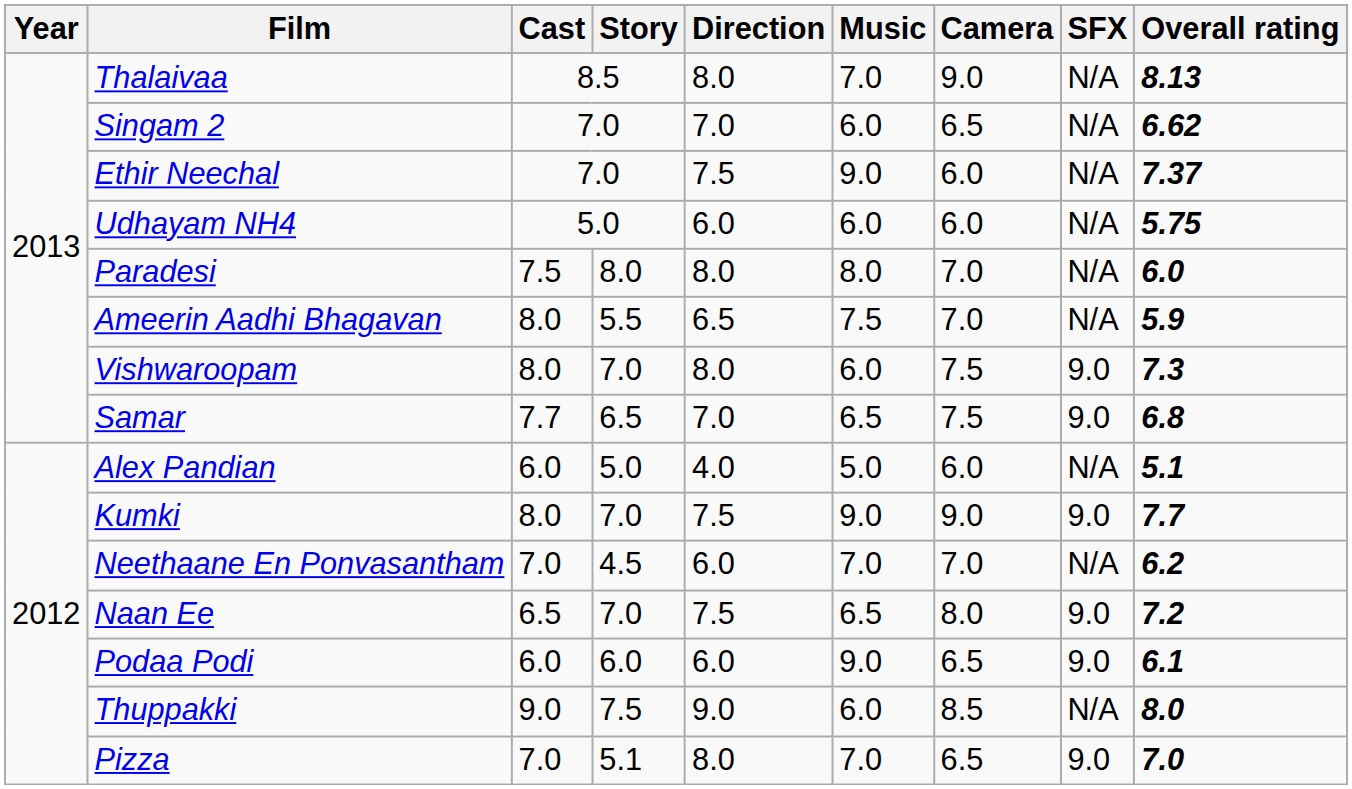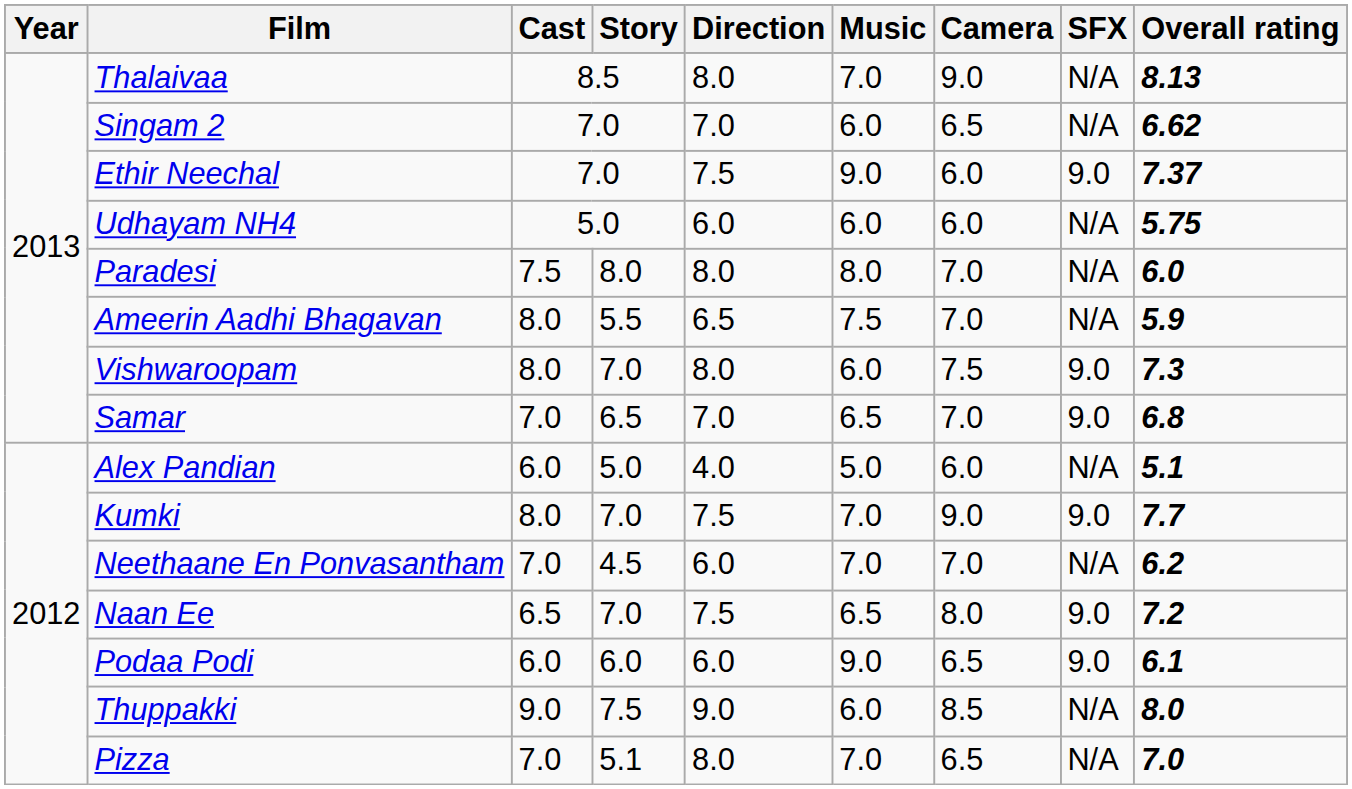(1093, 175) N/A -> (1089, 175) 9.0
(540, 418) 7.7 -> (540, 418) 7.0
(962, 418) 7.5 -> (962, 418) 7.0
(861, 516) 9.0 -> (861, 516) 7.0
(1089, 759) 9.0 -> (1093, 759) N/A
